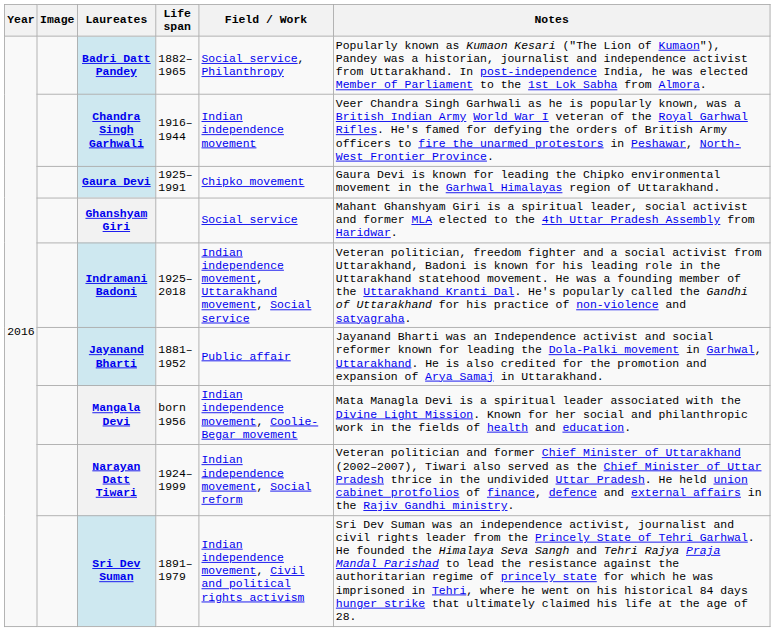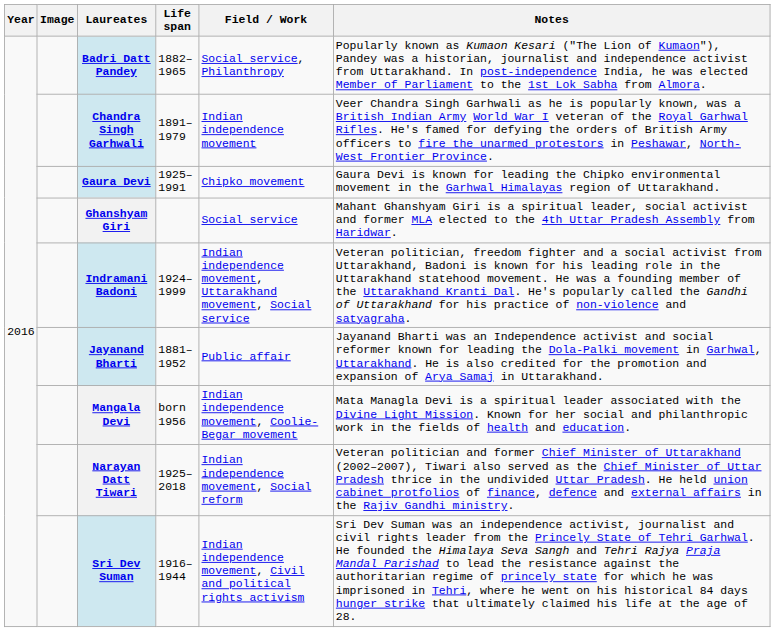(175, 130) 1916–1944 -> (175, 130) 1891–1979
(175, 285) 1925–2018 -> (175, 285) 1924–1999
(175, 480) 1924–1999 -> (175, 480) 1925–2018
(175, 571) 1891–1979 -> (175, 571) 1916–1944
